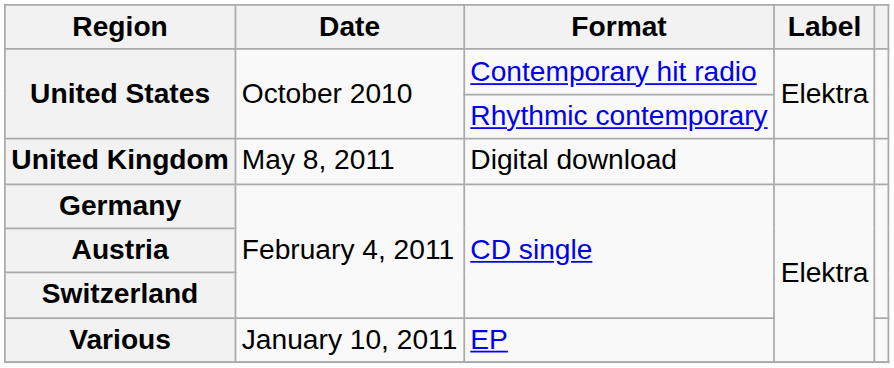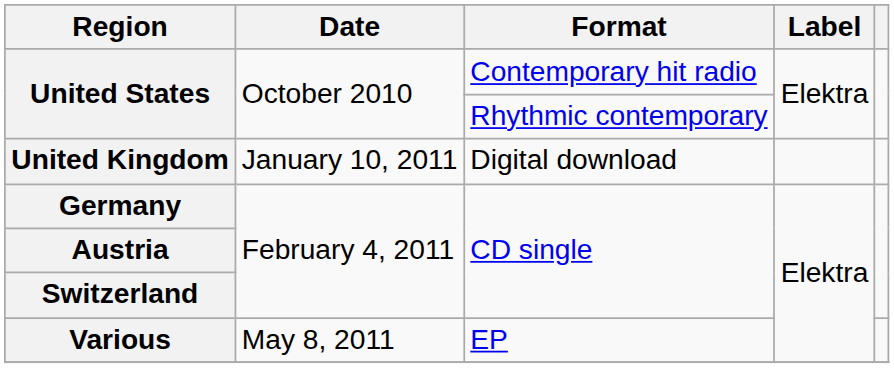(318, 160) May 8, 2011 -> (350, 160) January 10, 2011
(350, 339) January 10, 2011 -> (318, 339) May 8, 2011
